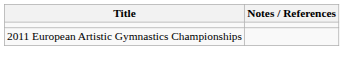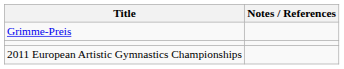+ row: (39, 31)
